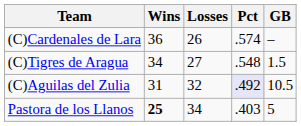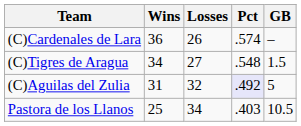(280, 86) 10.5 -> (271, 86) 5
(155, 109) bold -> (155, 109) normal
(271, 109) 5 -> (280, 109) 10.5
